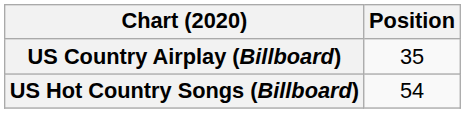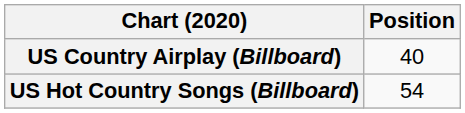(412, 56) 35 -> (412, 56) 40
